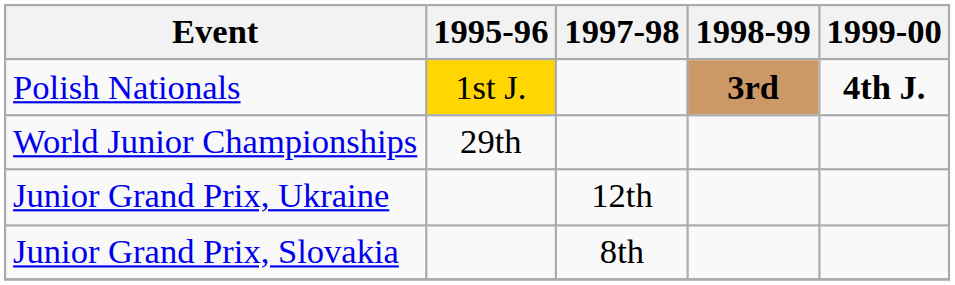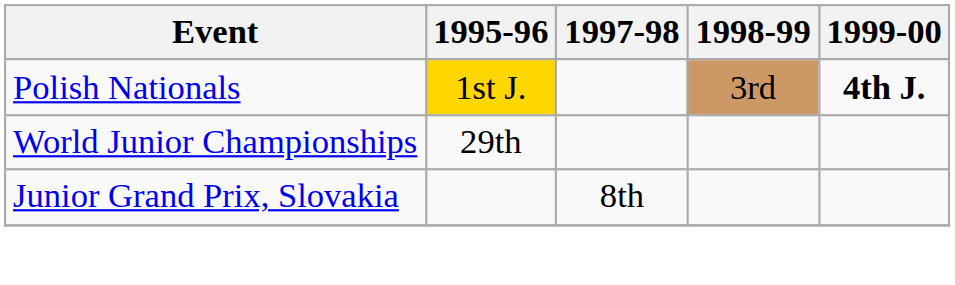(753, 86) bold -> (753, 86) normal
- row: (201, 196)
